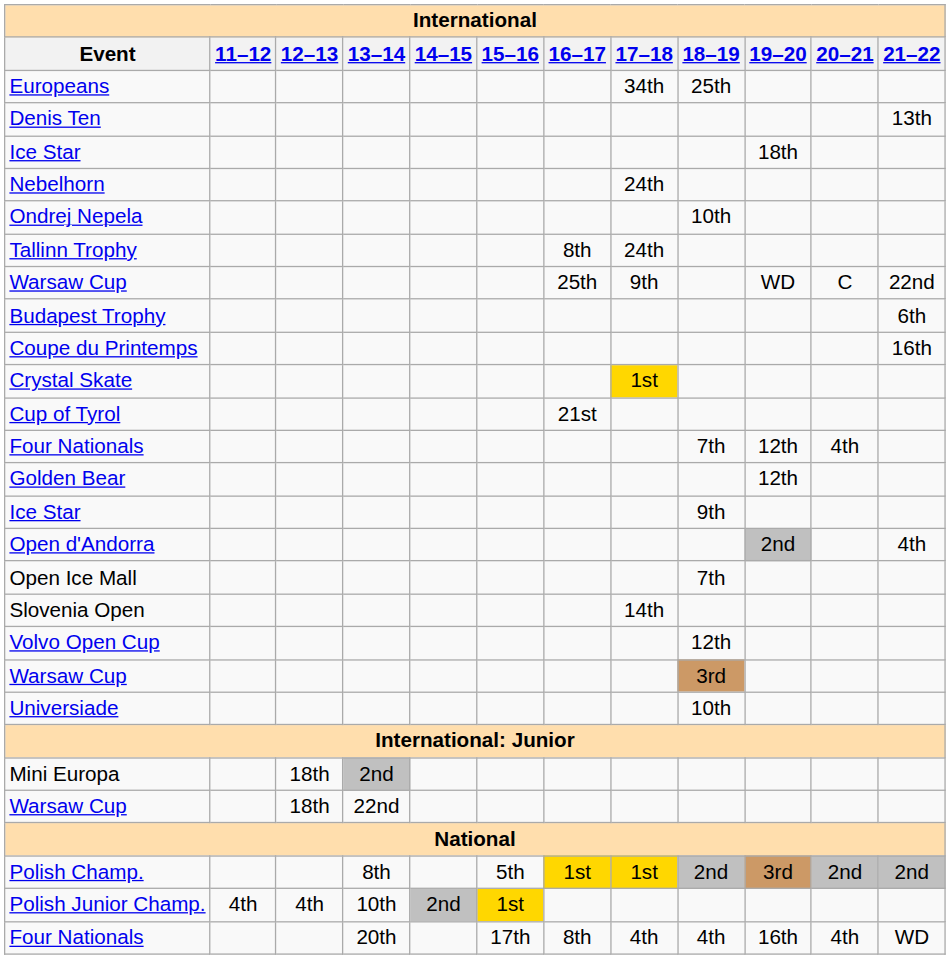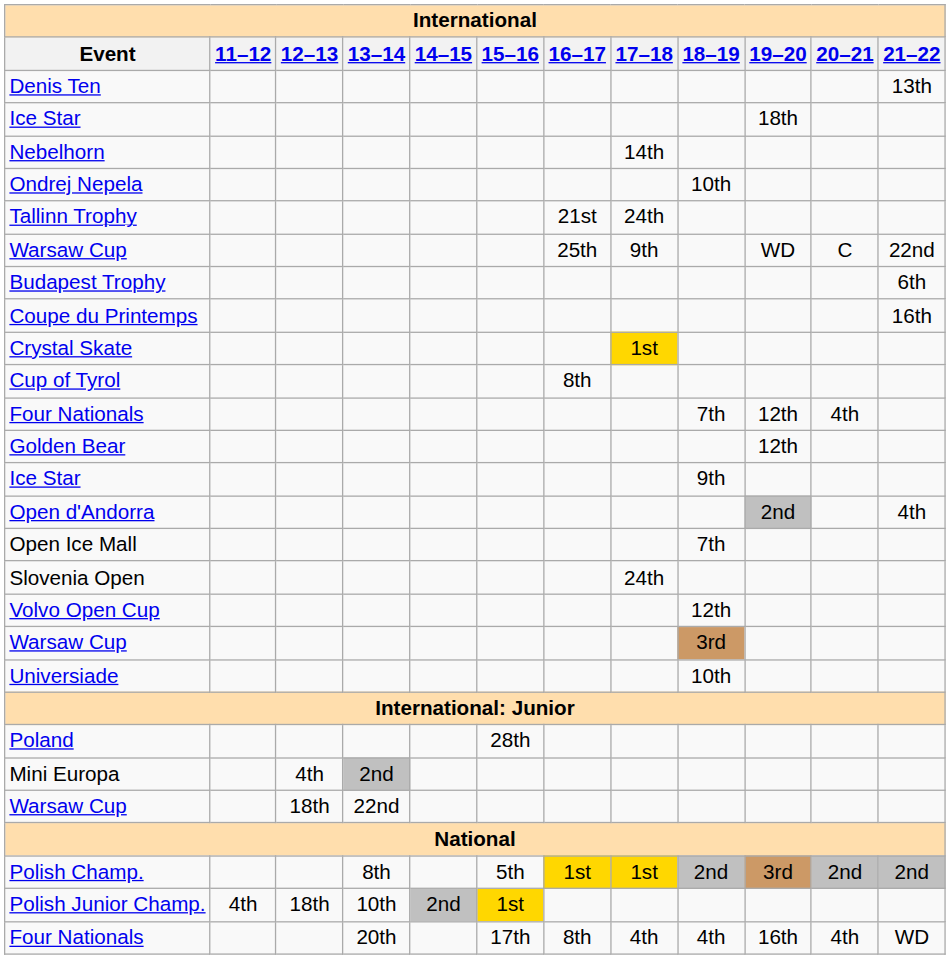- row: (59, 86)
(644, 184) 24th -> (644, 151) 14th
(577, 250) 8th -> (577, 217) 21st
(577, 413) 21st -> (577, 380) 8th
(644, 610) 14th -> (644, 577) 24th
+ row: (42, 741)
(310, 773) 18th -> (310, 773) 4th
(310, 904) 4th -> (310, 904) 18th
